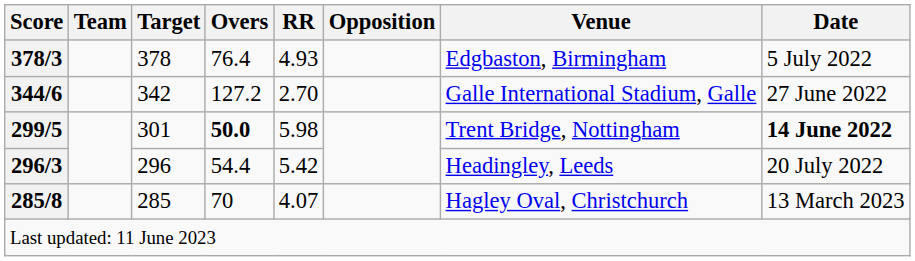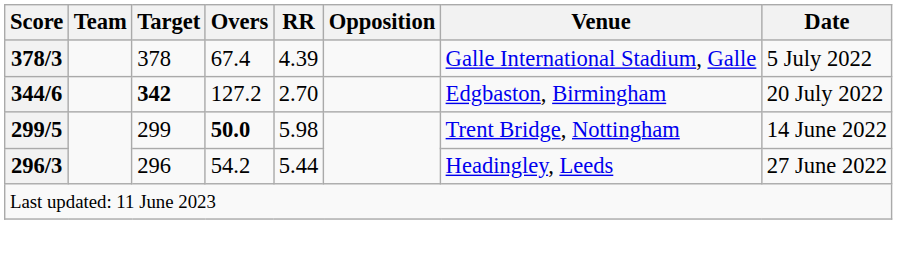(230, 58) 76.4 -> (230, 58) 67.4
(298, 58) 4.93 -> (298, 58) 4.39
(556, 58) Edgbaston, Birmingham -> (601, 58) Galle International Stadium, Galle
(154, 93) normal -> (154, 93) bold
(601, 93) Galle International Stadium, Galle -> (556, 93) Edgbaston, Birmingham
(827, 93) 27 June 2022 -> (825, 93) 20 July 2022
(154, 129) 301 -> (154, 129) 299
(829, 129) bold -> (827, 129) normal
(230, 165) 54.4 -> (230, 165) 54.2
(298, 165) 5.42 -> (298, 165) 5.44
(825, 165) 20 July 2022 -> (827, 165) 27 June 2022
- row: (37, 201)
